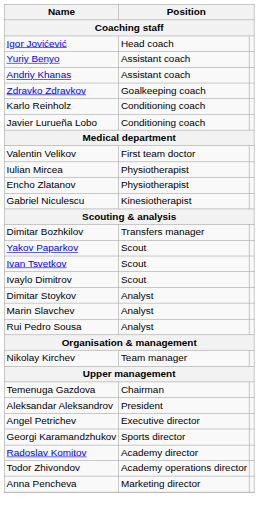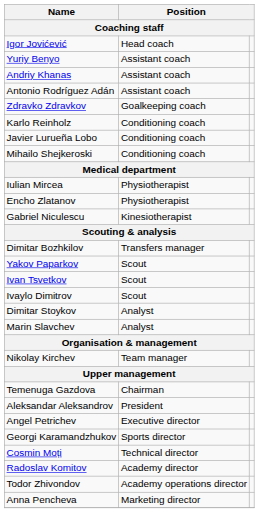+ row: (60, 91)
+ row: (49, 153)
- row: (41, 153)
- row: (44, 327)
+ row: (34, 452)
